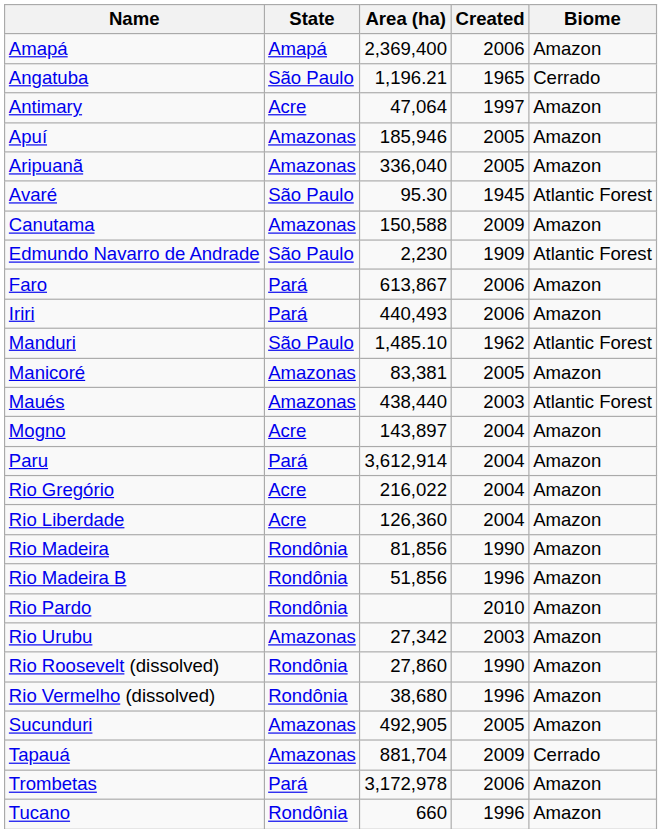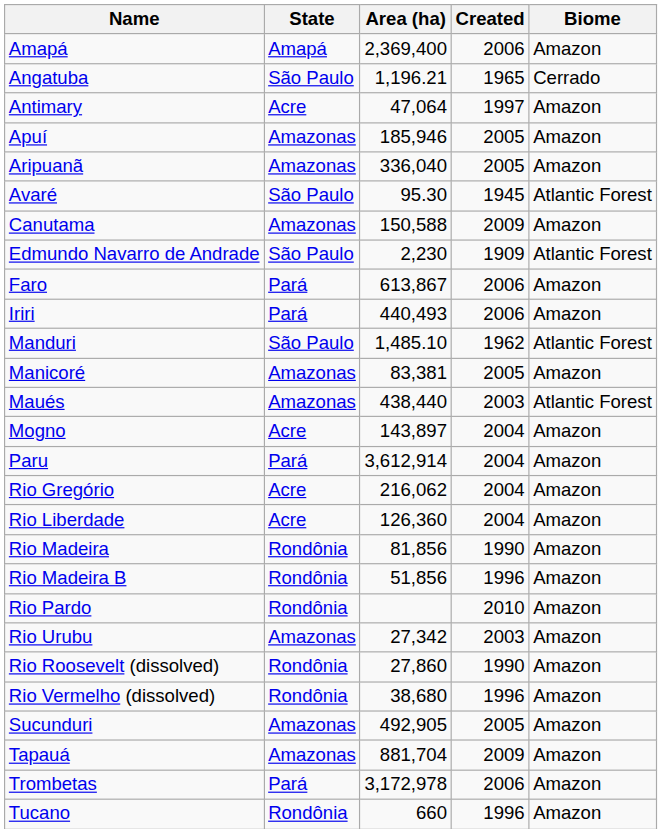(413, 490) 216,022 -> (413, 490) 216,062
(567, 755) Cerrado -> (567, 755) Amazon
